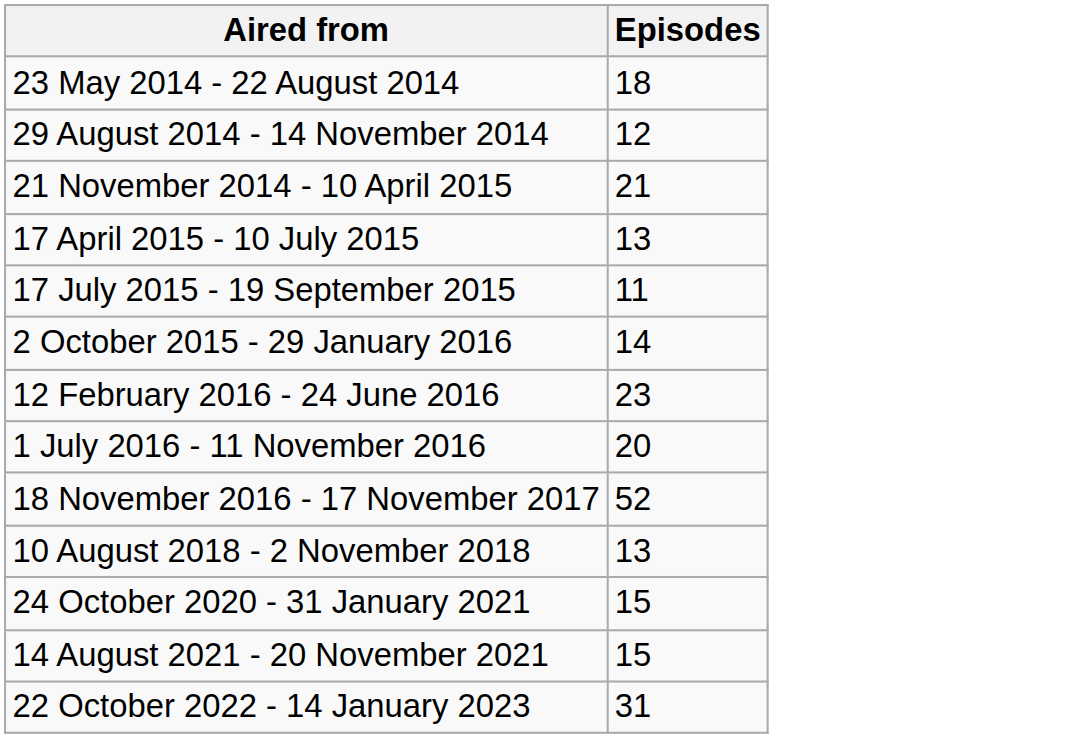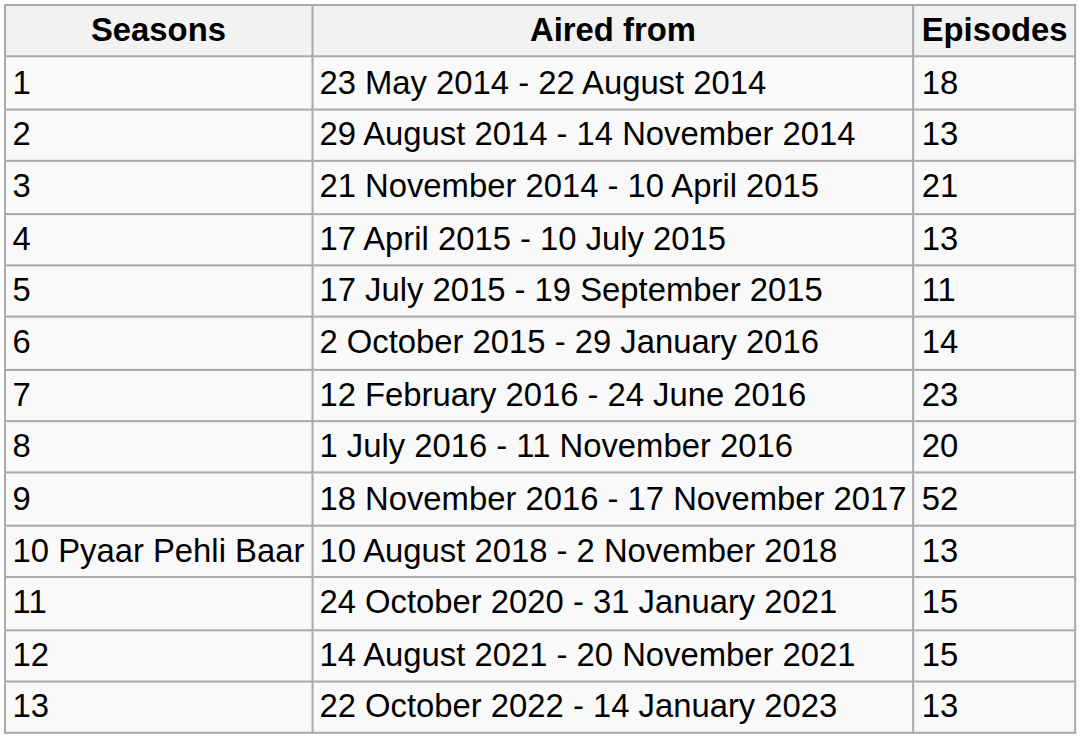+ column: (158, 30)
(633, 134) 12 -> (940, 134) 13
(633, 706) 31 -> (940, 706) 13
